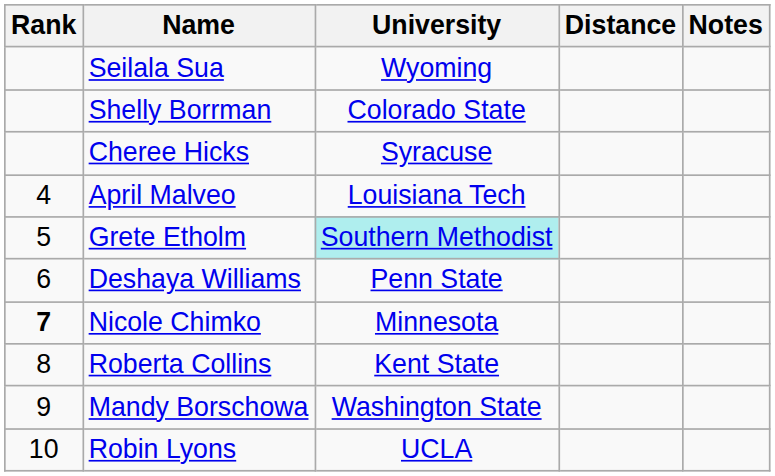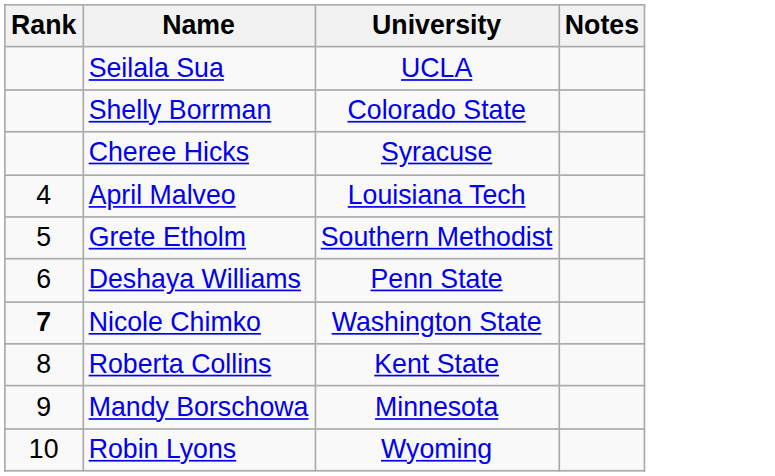- column: (621, 25)
(437, 68) Wyoming -> (437, 68) UCLA
(437, 237) paleturquoise background -> (437, 237) no background
(437, 322) Minnesota -> (437, 322) Washington State
(437, 407) Washington State -> (437, 407) Minnesota
(437, 449) UCLA -> (437, 449) Wyoming
